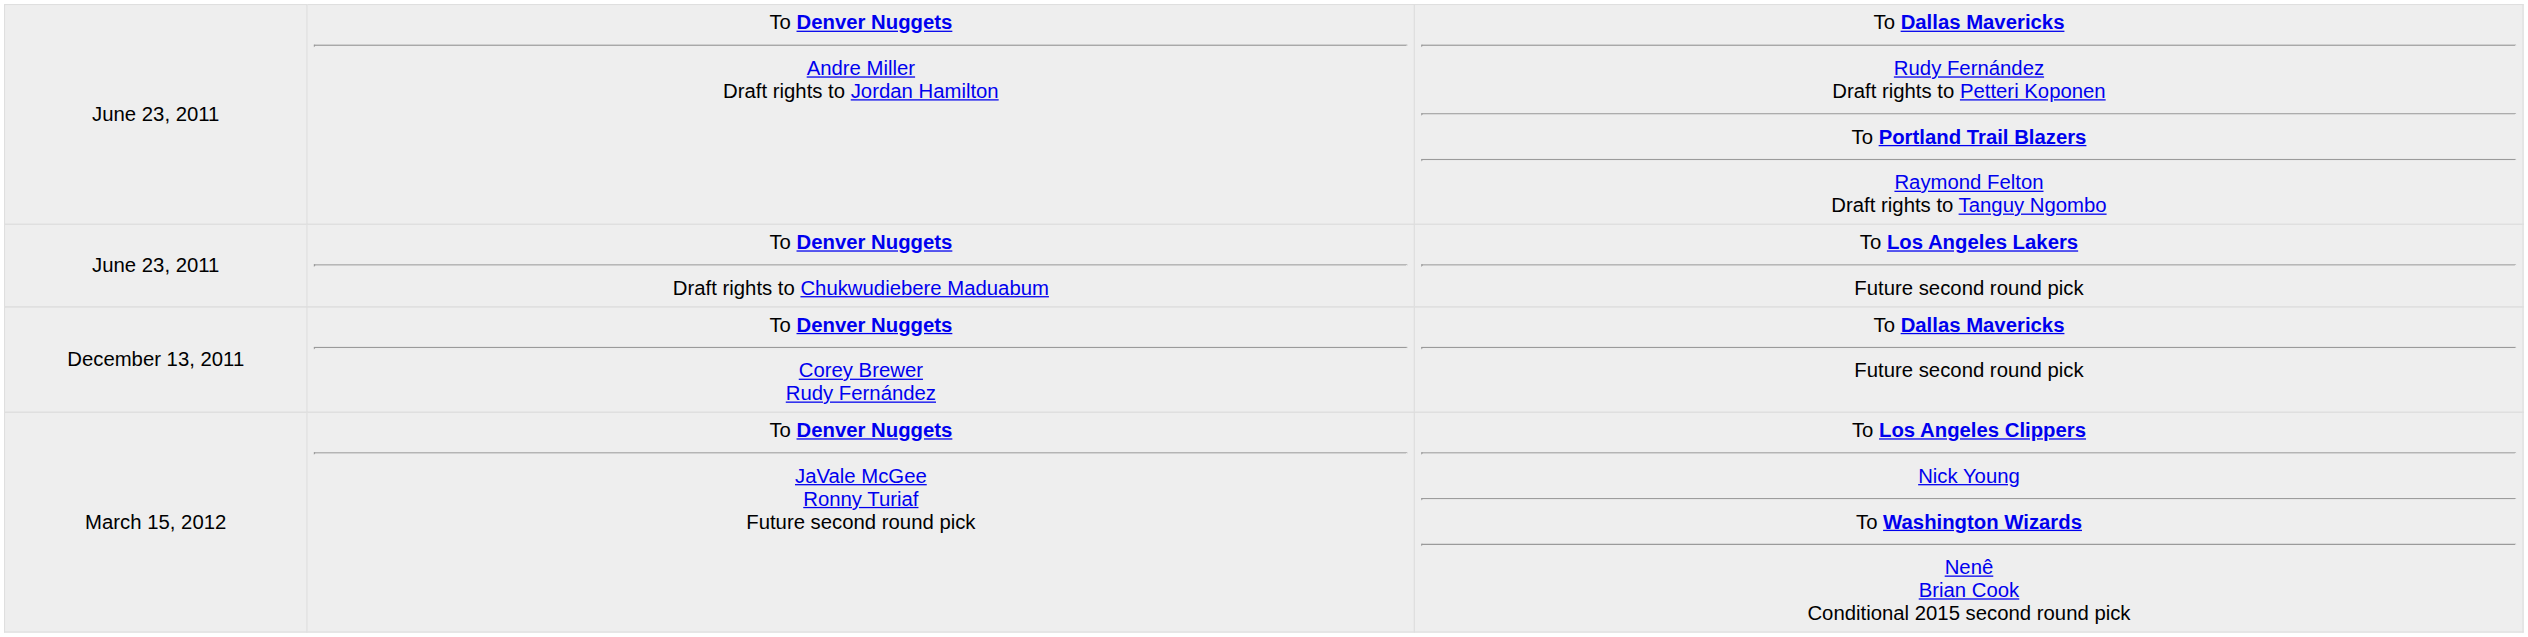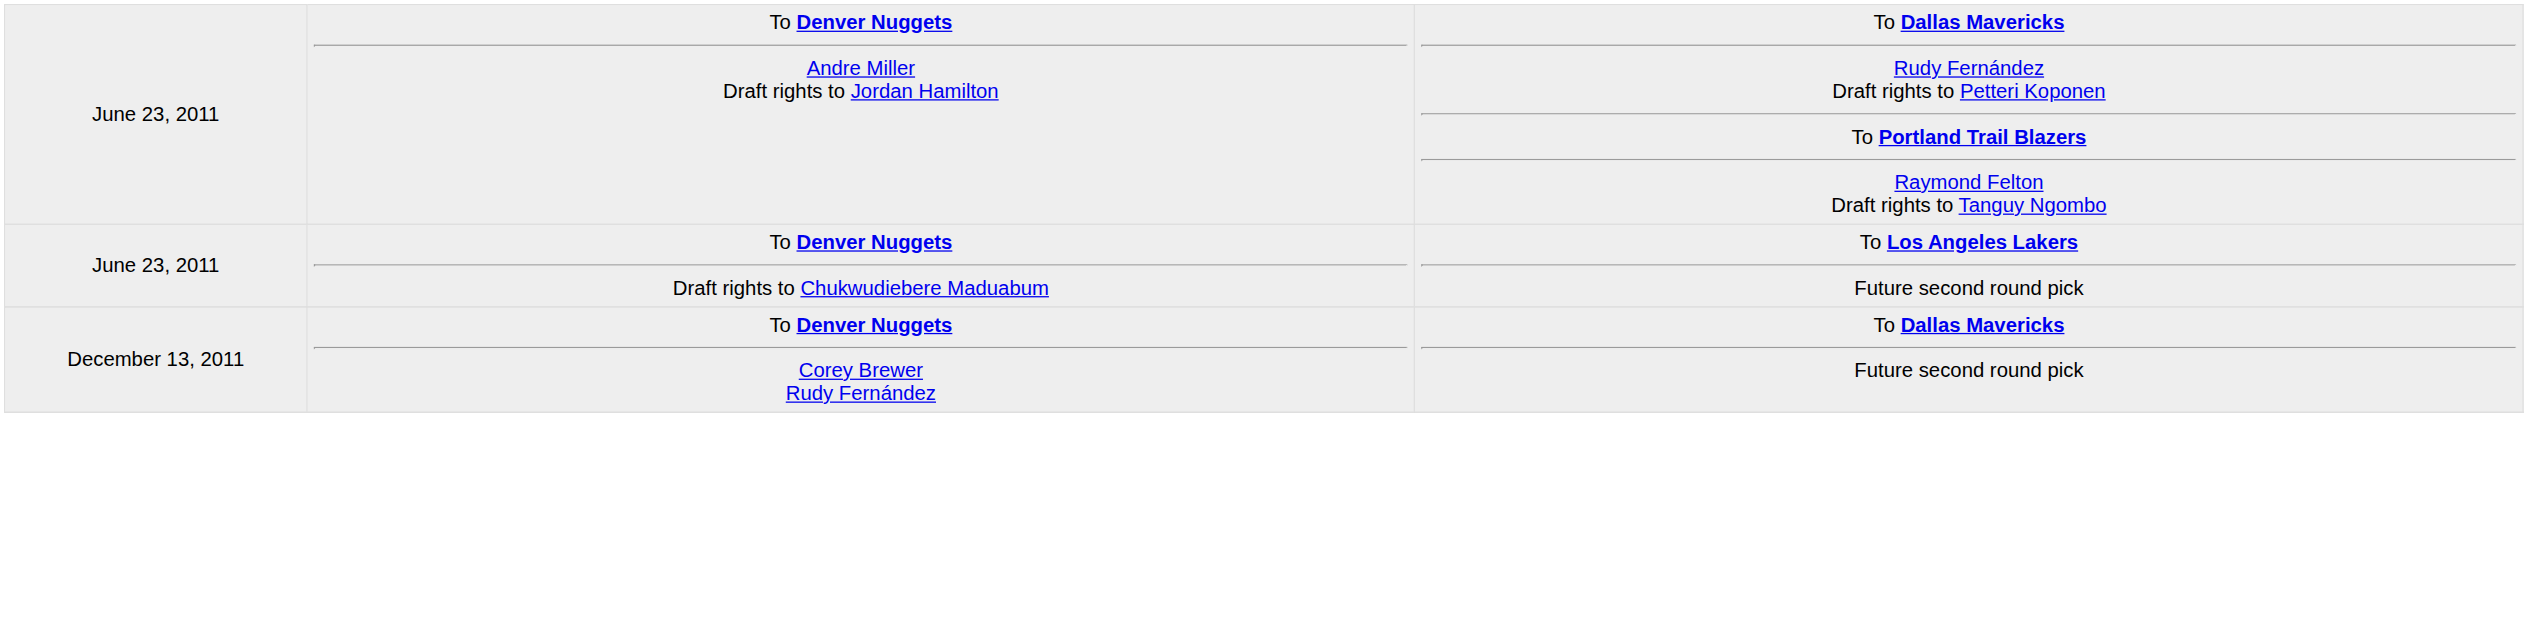- row: (156, 522)
